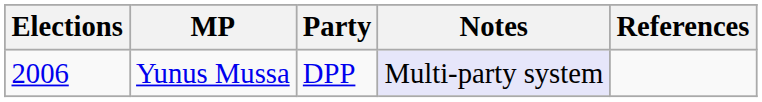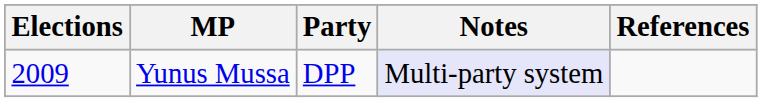(40, 72) 2006 -> (40, 72) 2009
